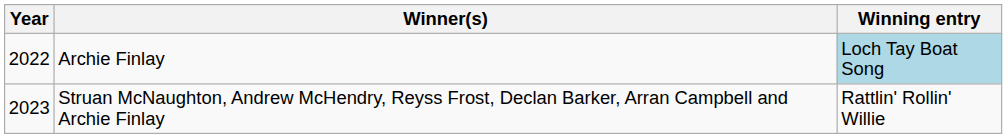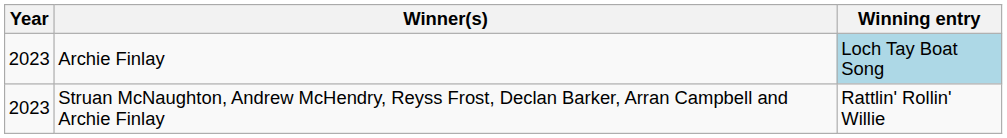(29, 58) 2022 -> (29, 58) 2023
